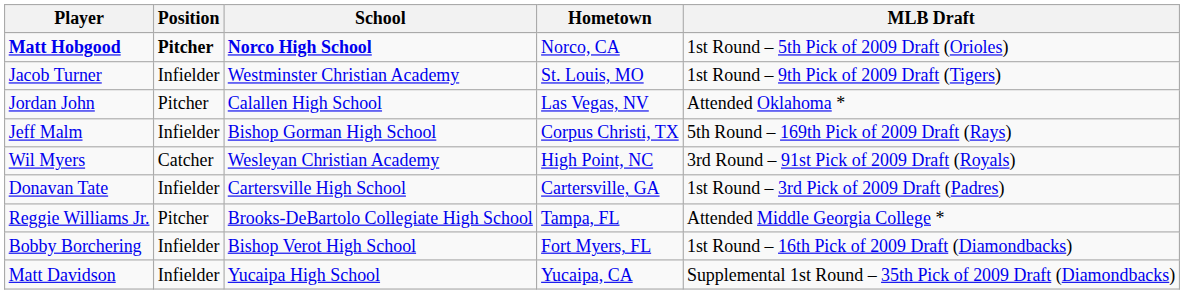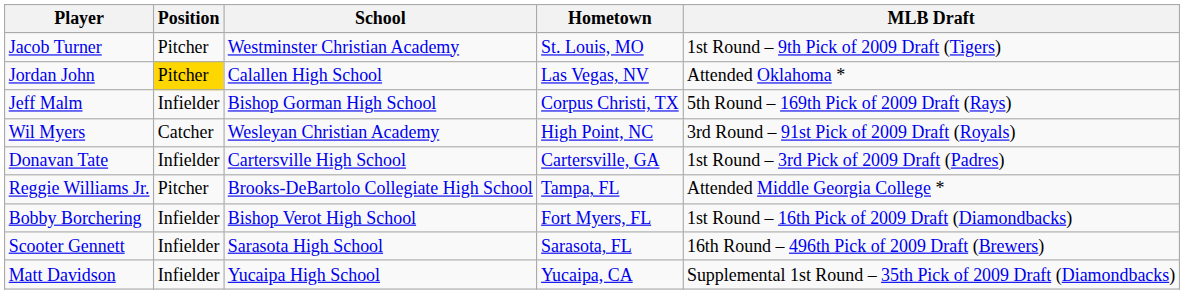- row: (65, 47)
(189, 75) Infielder -> (183, 47) Pitcher
(183, 103) no background -> (183, 75) gold background
+ row: (67, 246)
